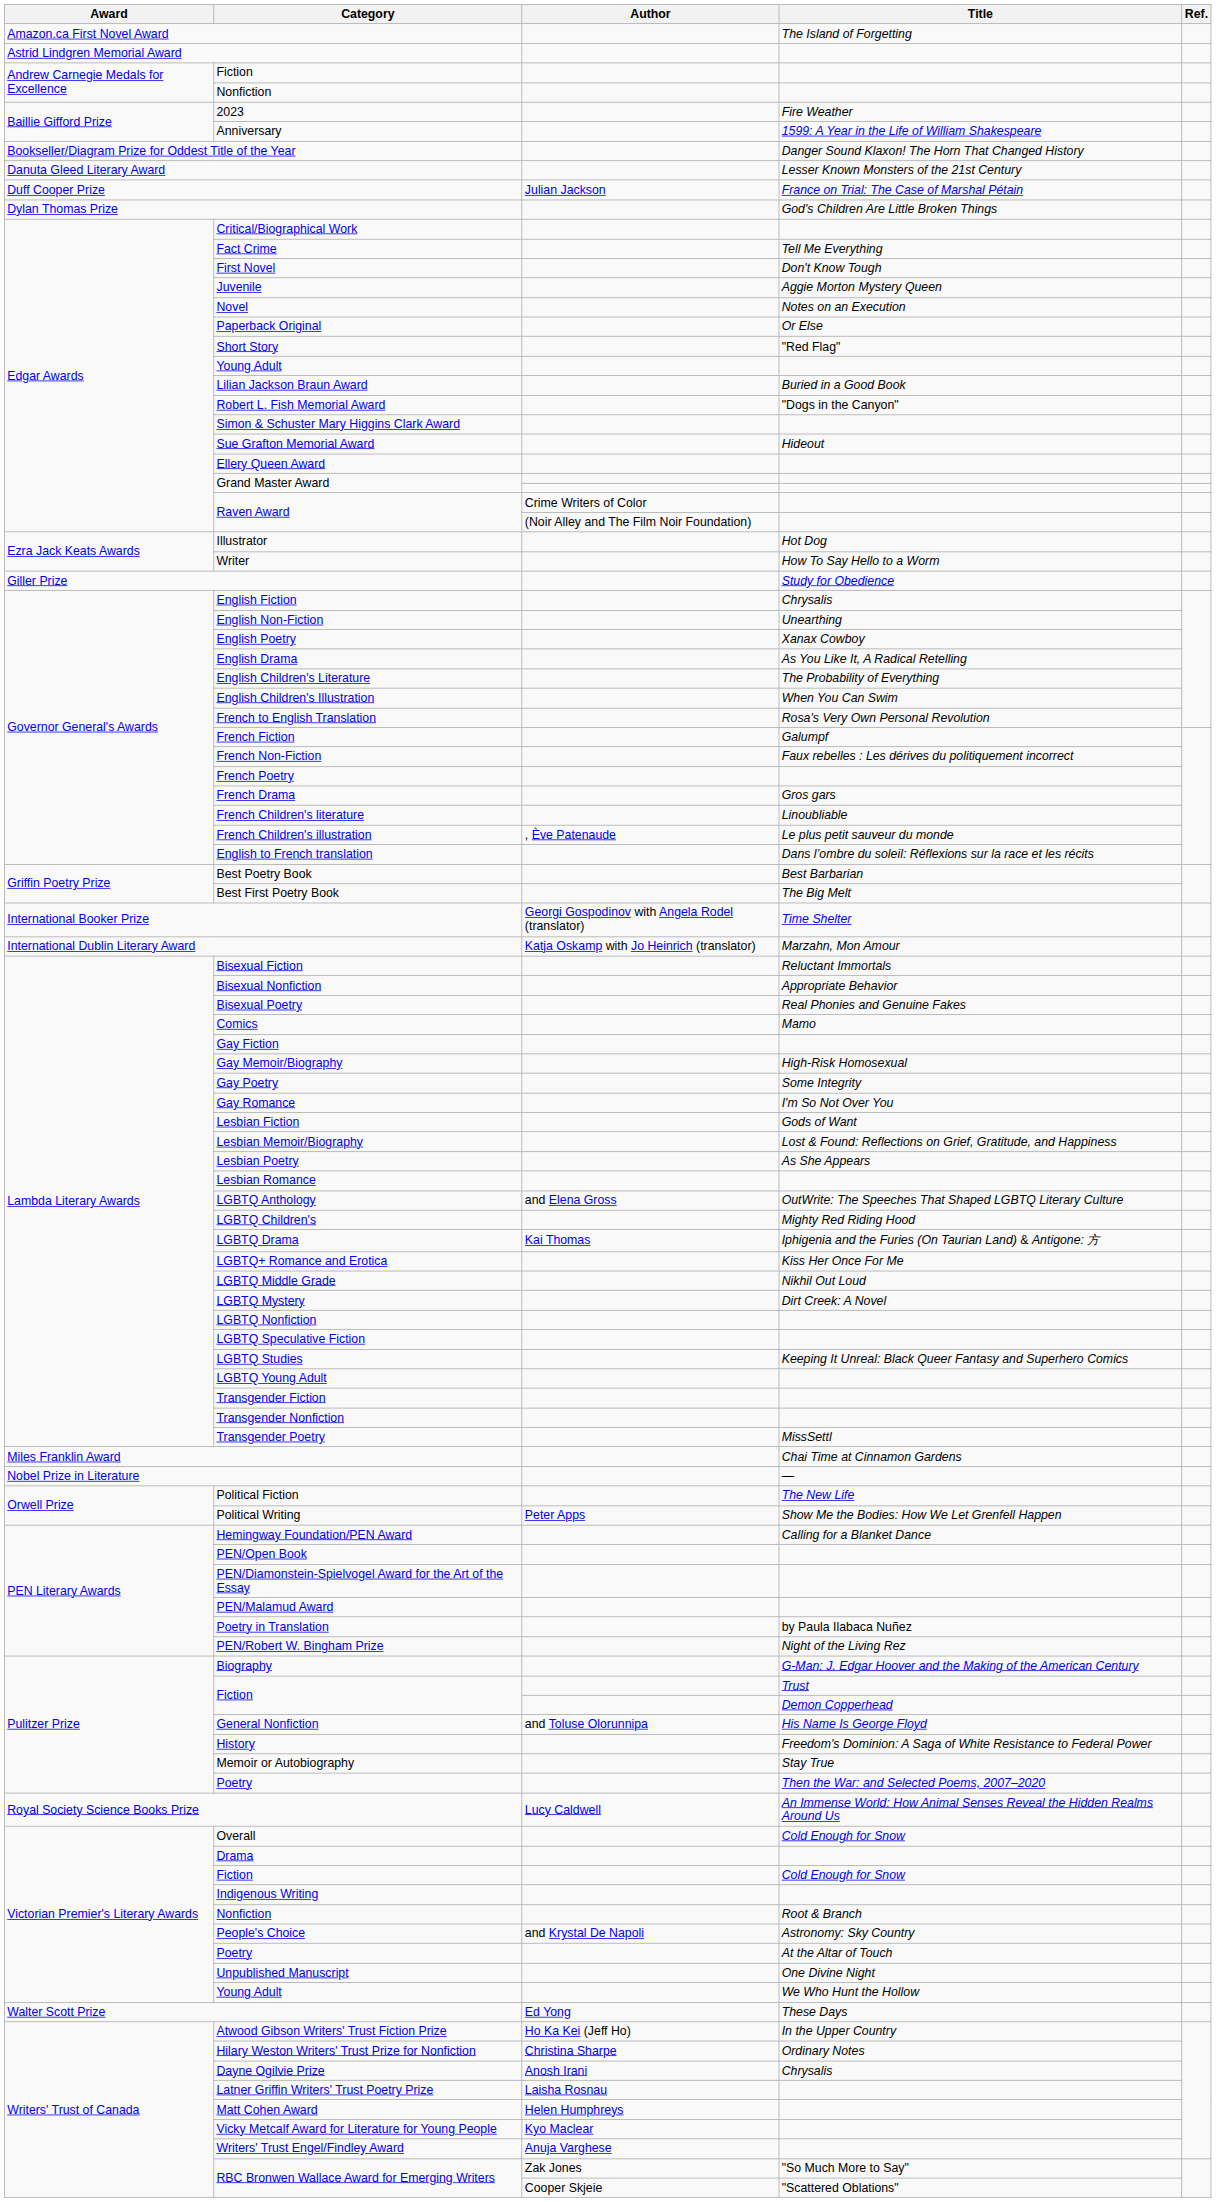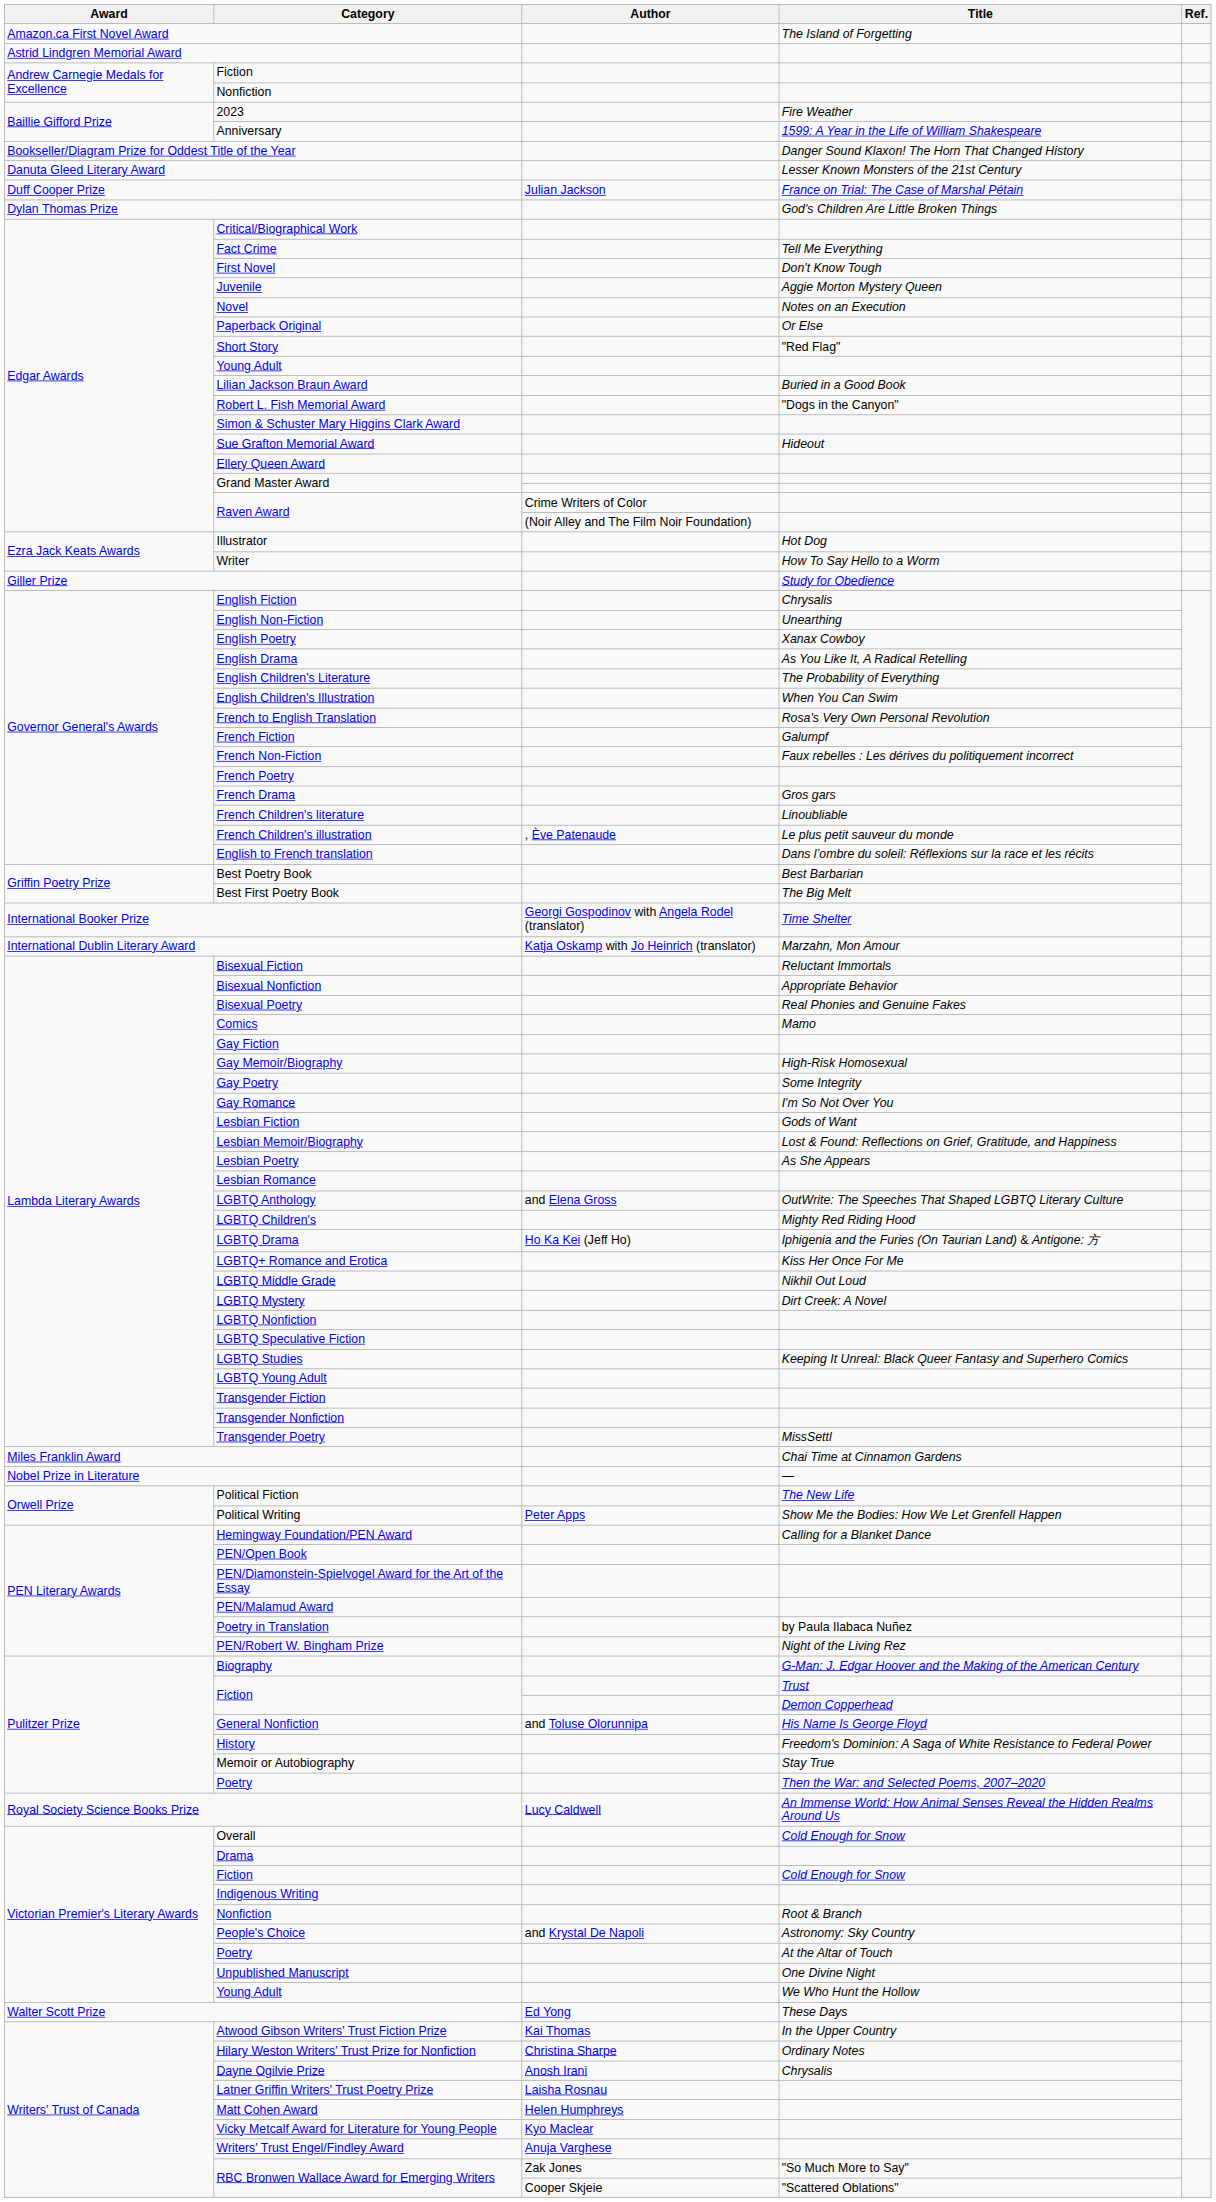(558, 1240) Kai Thomas -> (578, 1240) Ho Ka Kei (Jeff Ho)
(578, 2031) Ho Ka Kei (Jeff Ho) -> (558, 2031) Kai Thomas
